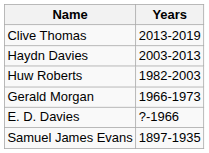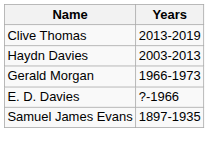- row: (45, 76)
